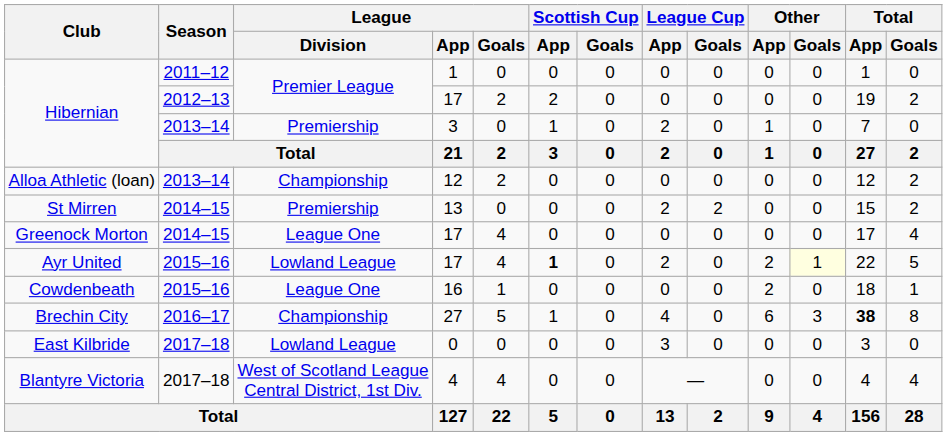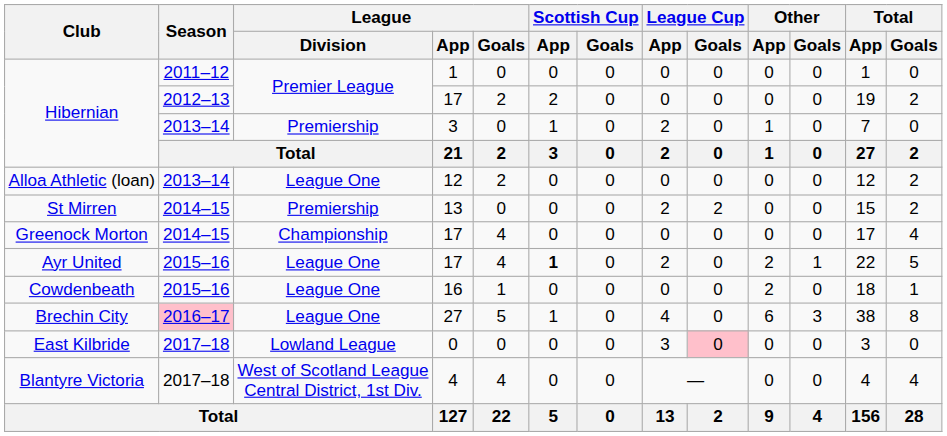(333, 180) Championship -> (333, 180) League One
(333, 235) League One -> (333, 235) Championship
(333, 262) Lowland League -> (333, 262) League One
(817, 262) lightyellow background -> (817, 262) no background
(196, 316) no background -> (196, 316) pink background
(333, 316) Championship -> (333, 316) League One
(866, 316) bold -> (866, 316) normal
(718, 343) no background -> (718, 343) pink background
